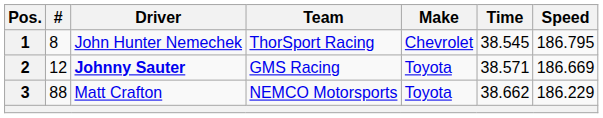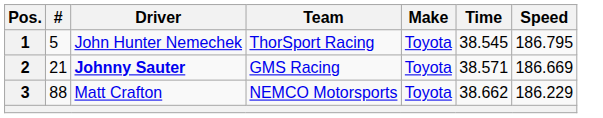(54, 43) 8 -> (54, 43) 5
(439, 43) Chevrolet -> (428, 43) Toyota
(58, 68) 12 -> (58, 68) 21
